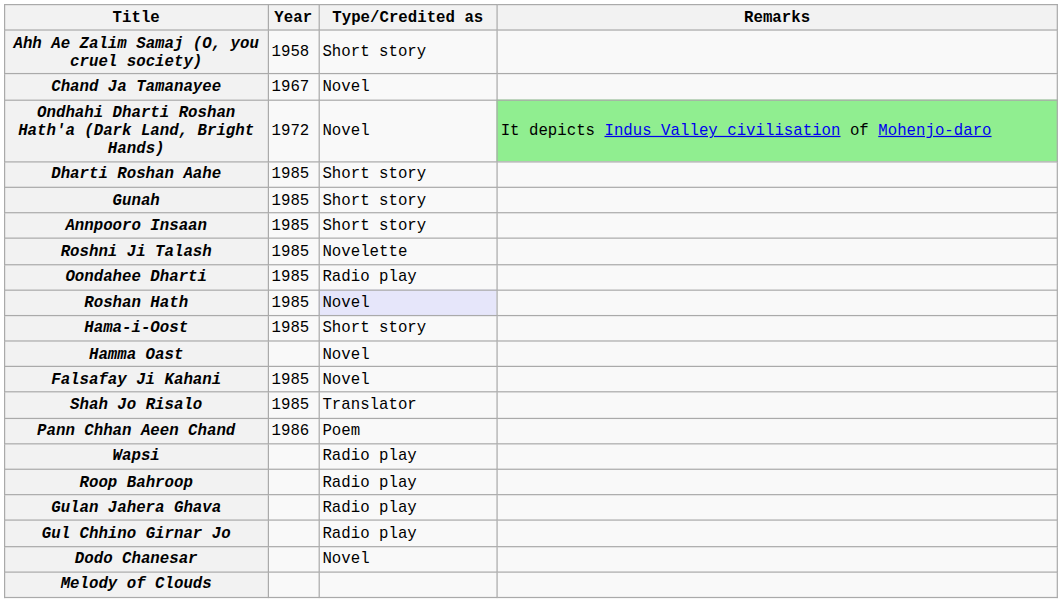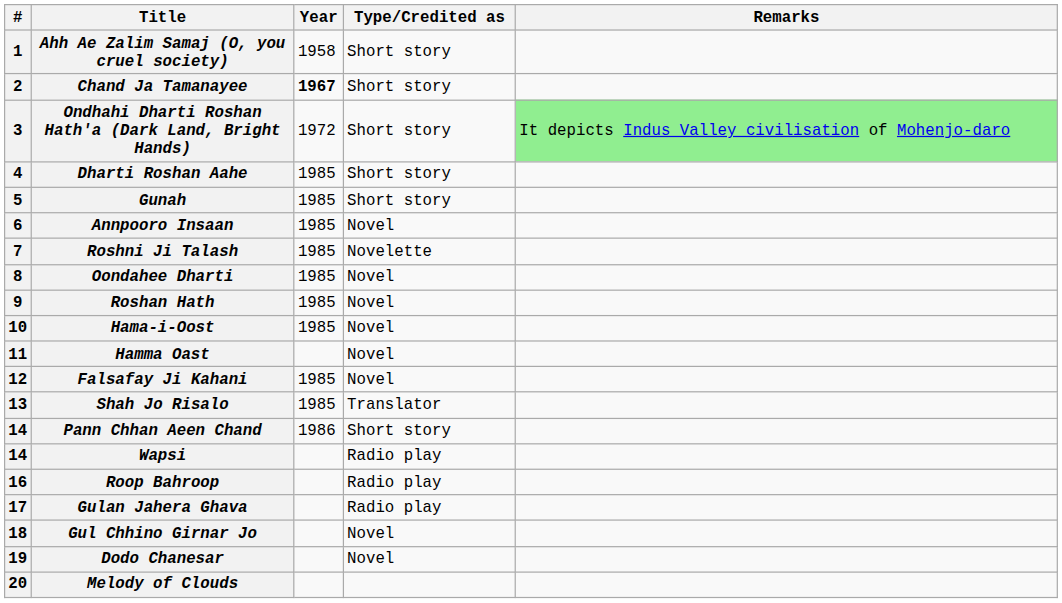+ column: (18, 17)
(290, 87) normal -> (317, 87) bold
(346, 87) Novel -> (399, 87) Short story
(346, 131) Novel -> (399, 131) Short story
(374, 226) Short story -> (371, 226) Novel
(370, 277) Radio play -> (371, 277) Novel
(346, 303) lavender background -> (371, 303) no background
(374, 328) Short story -> (371, 328) Novel
(341, 431) Poem -> (399, 431) Short story
(370, 533) Radio play -> (371, 533) Novel
